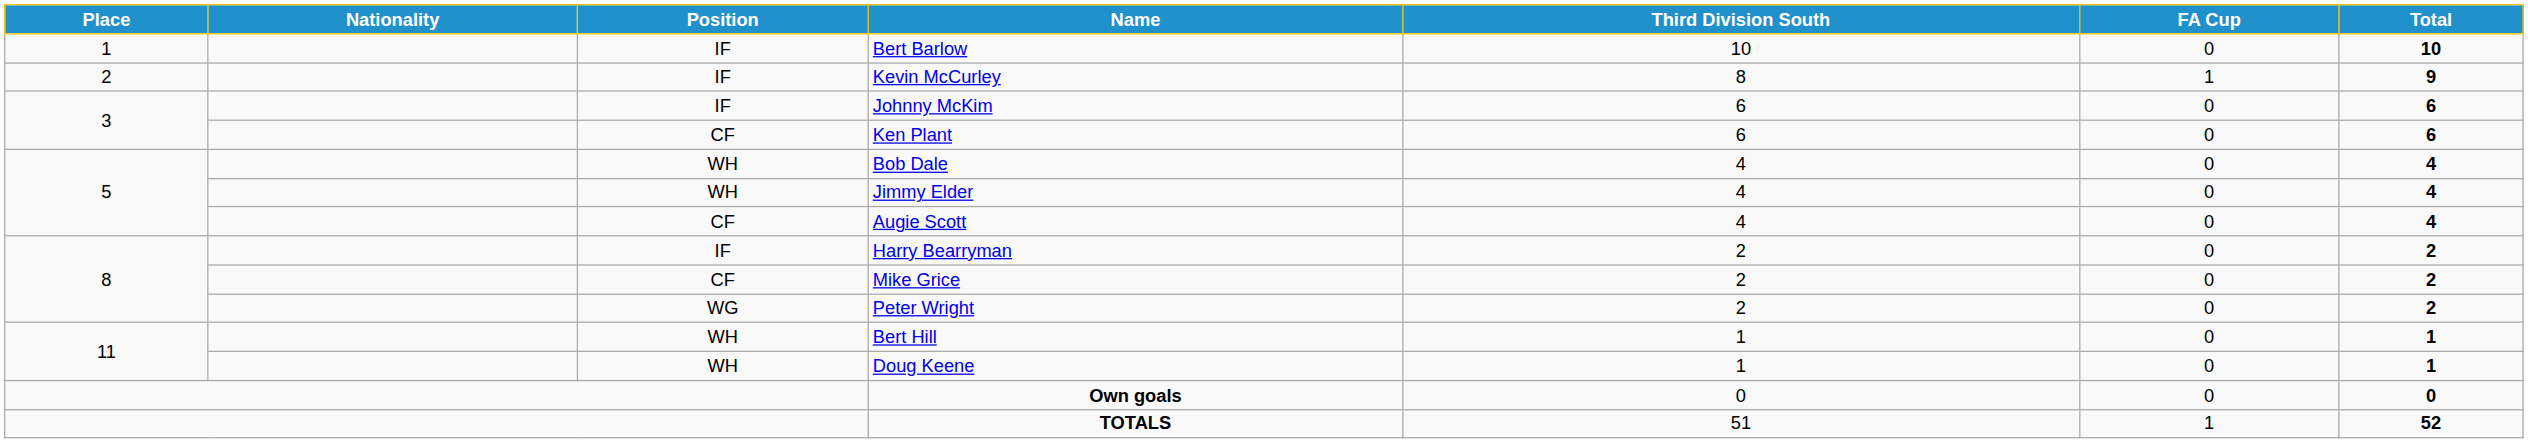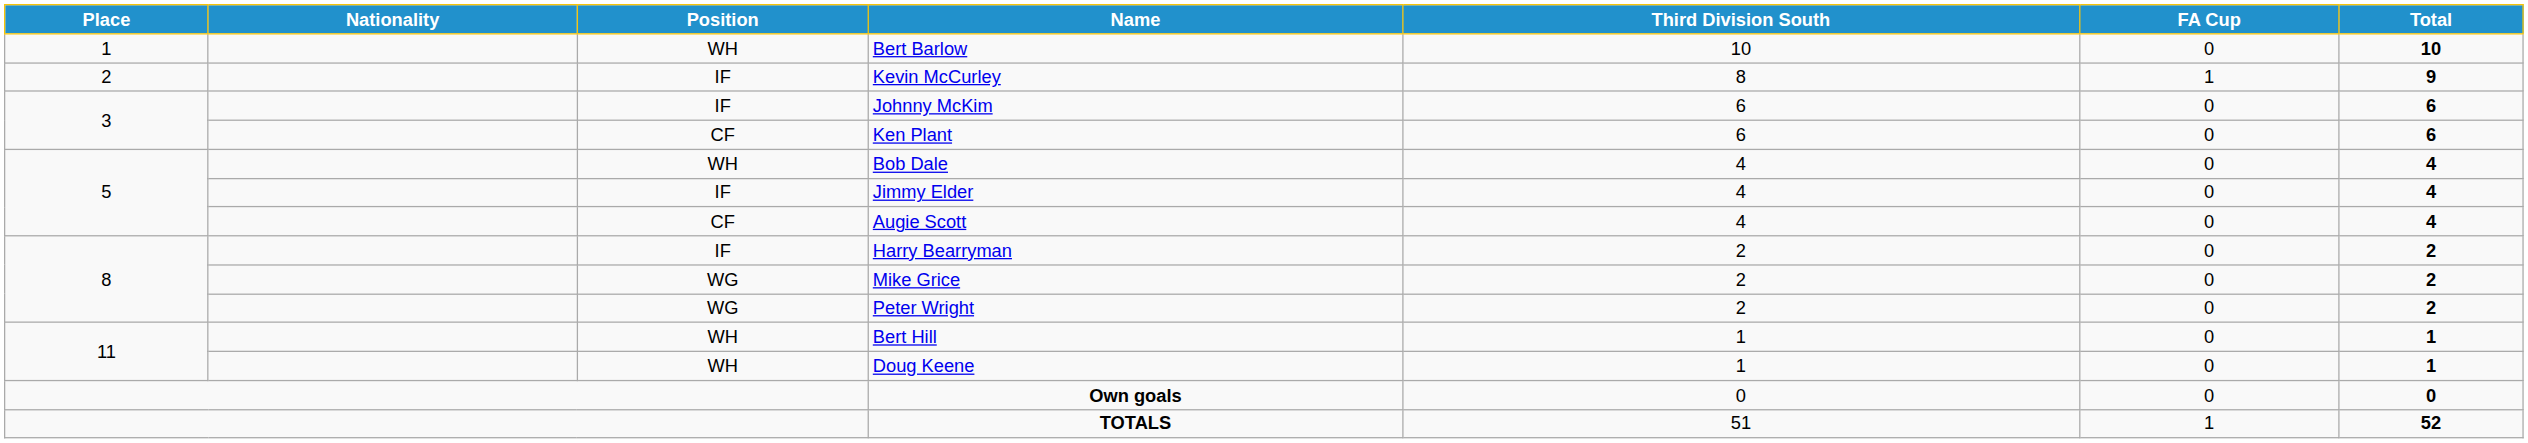(723, 48) IF -> (723, 48) WH
(723, 193) WH -> (723, 193) IF
(723, 280) CF -> (723, 280) WG
